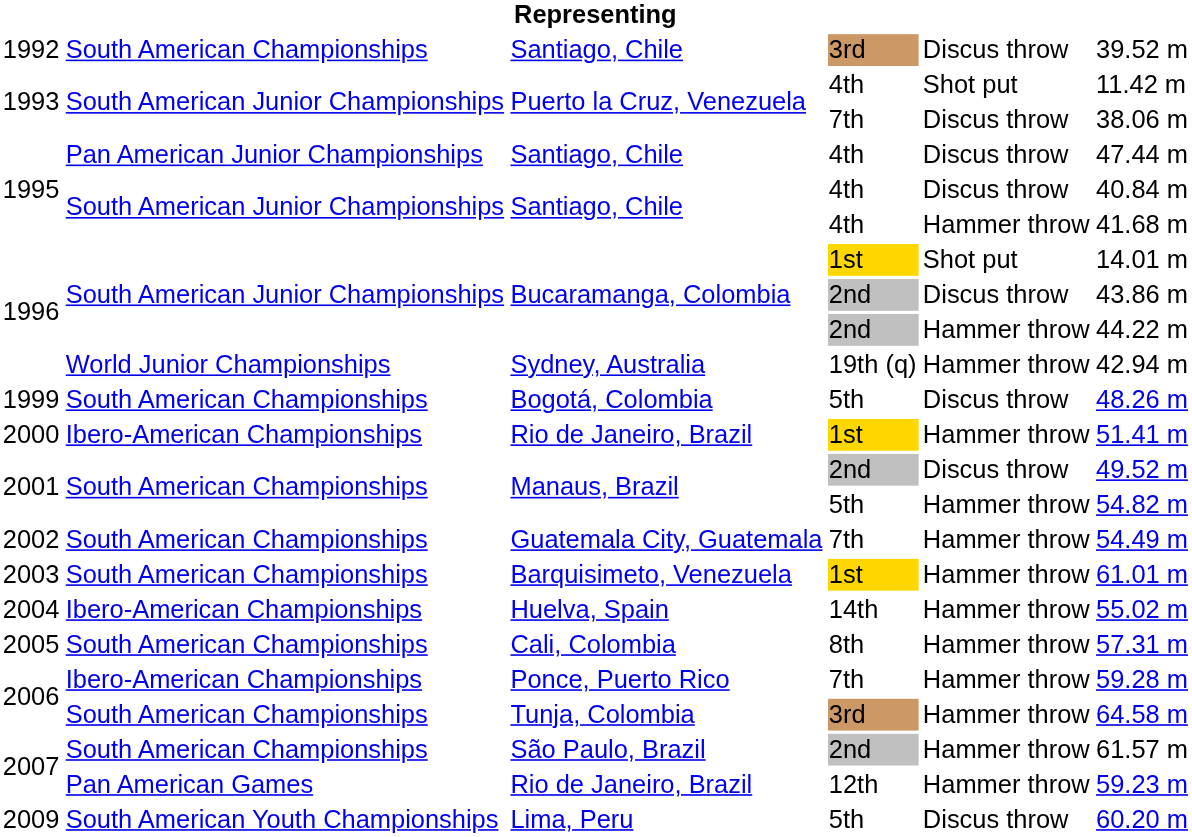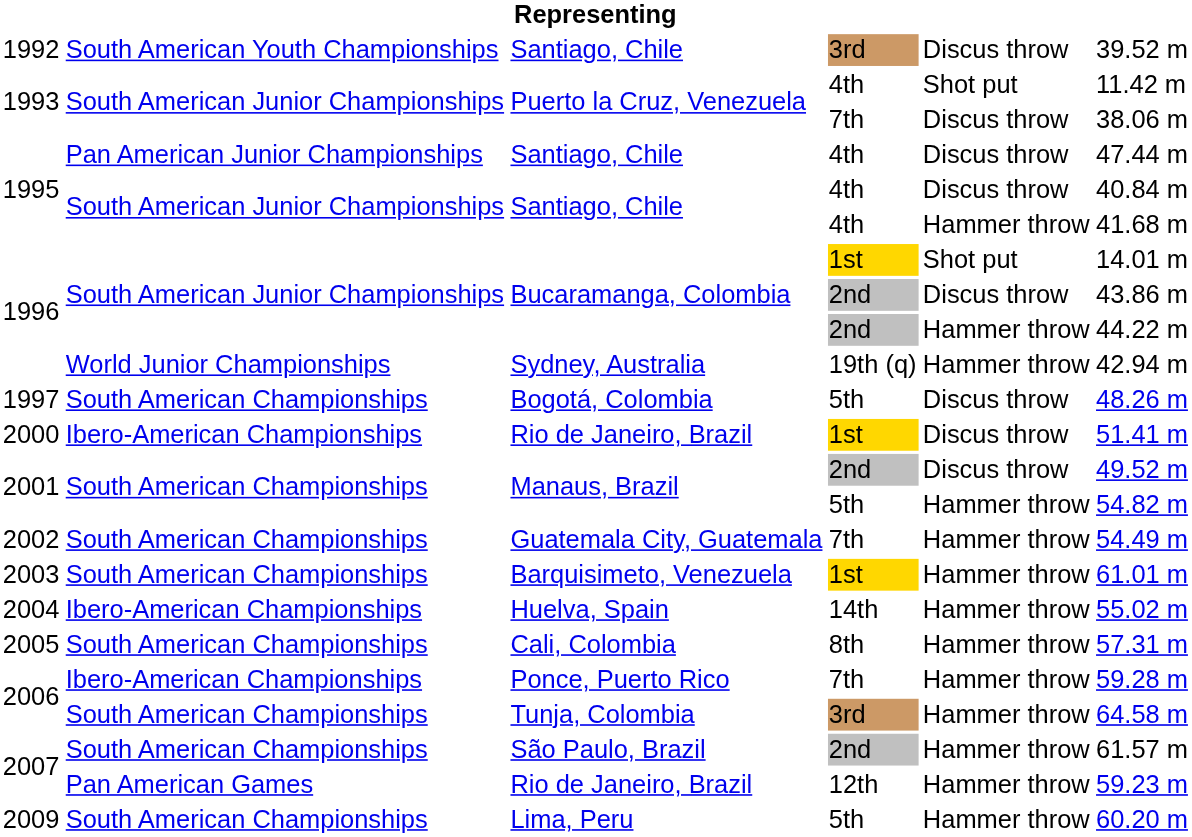(247, 49) South American Championships -> (282, 49) South American Youth Championships
(31, 399) 1999 -> (31, 399) 1997
(1006, 434) Hammer throw -> (996, 434) Discus throw
(282, 819) South American Youth Championships -> (247, 819) South American Championships
(996, 819) Discus throw -> (1006, 819) Hammer throw
